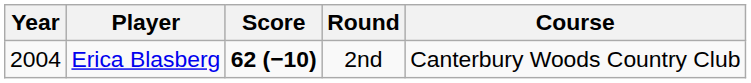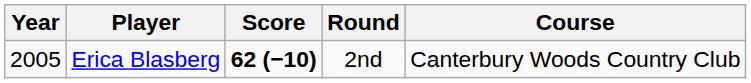(35, 58) 2004 -> (35, 58) 2005
